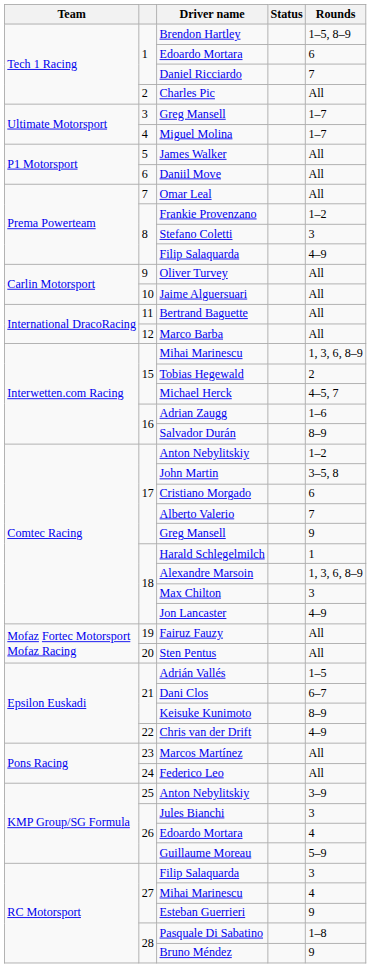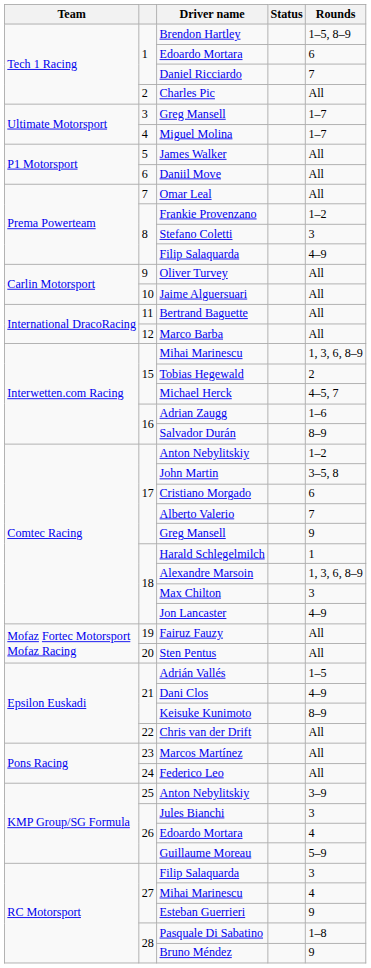(317, 693) 6–7 -> (317, 693) 4–9
(317, 732) 4–9 -> (316, 732) All
